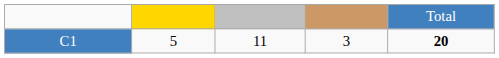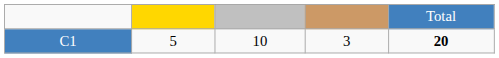(260, 41) 11 -> (260, 41) 10
